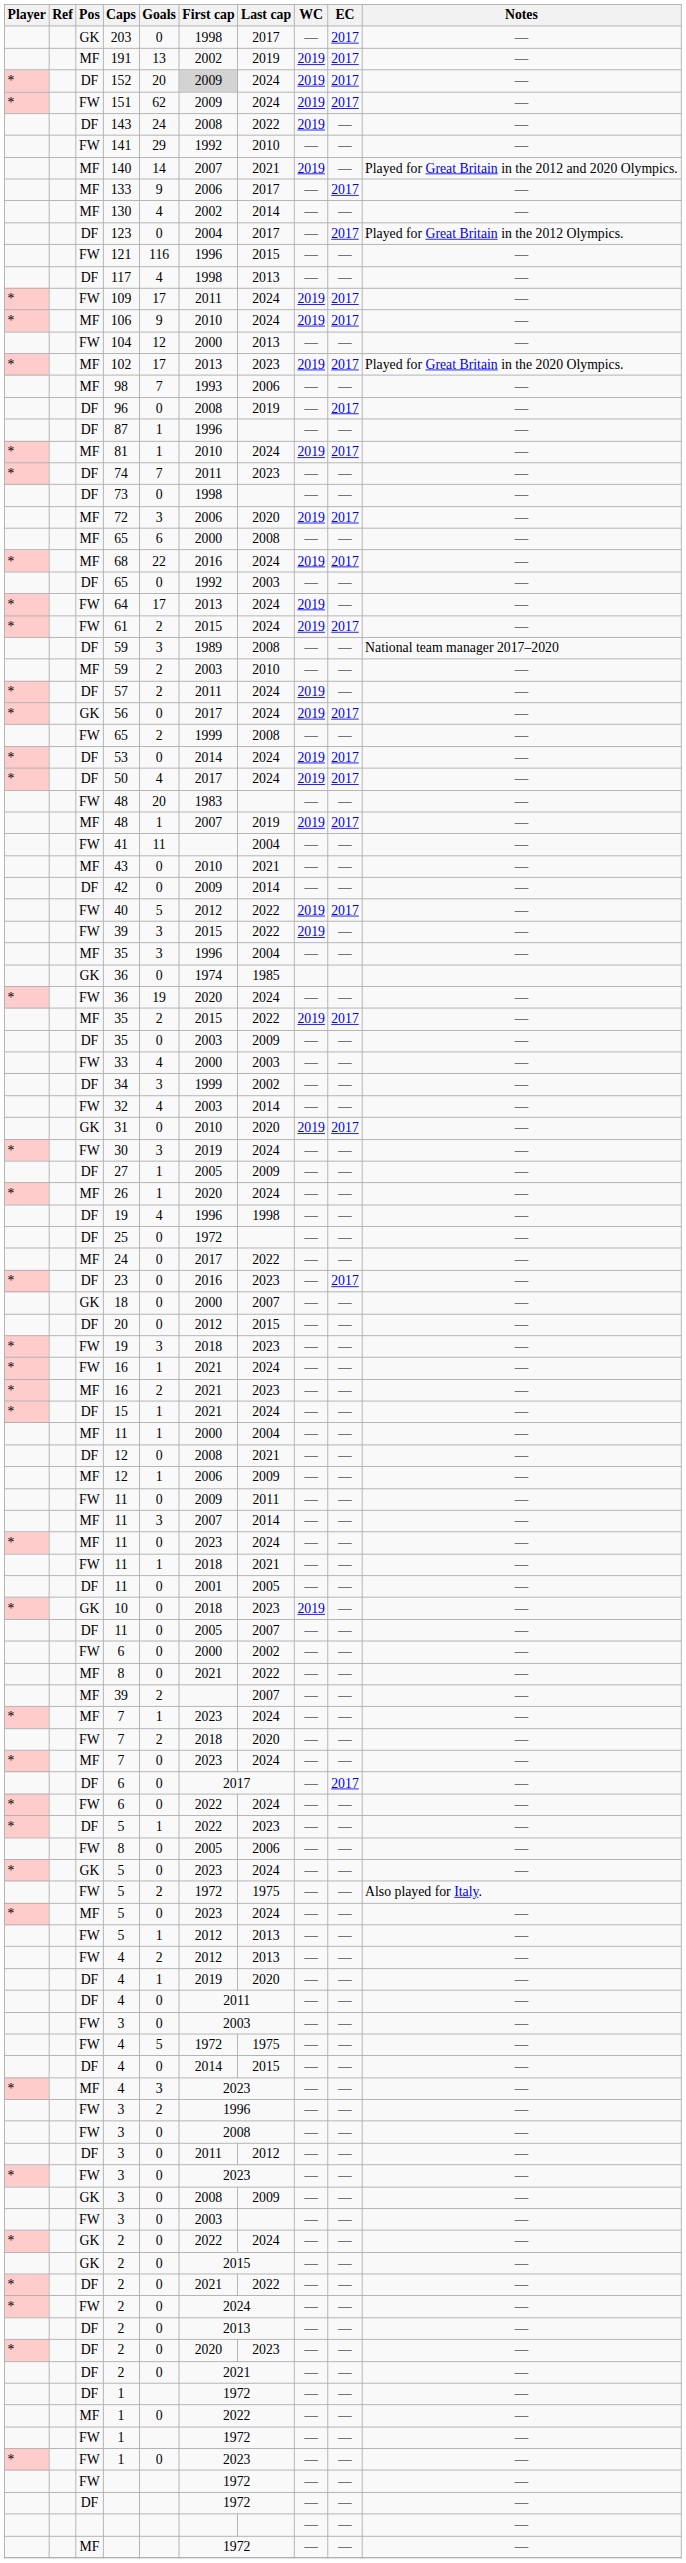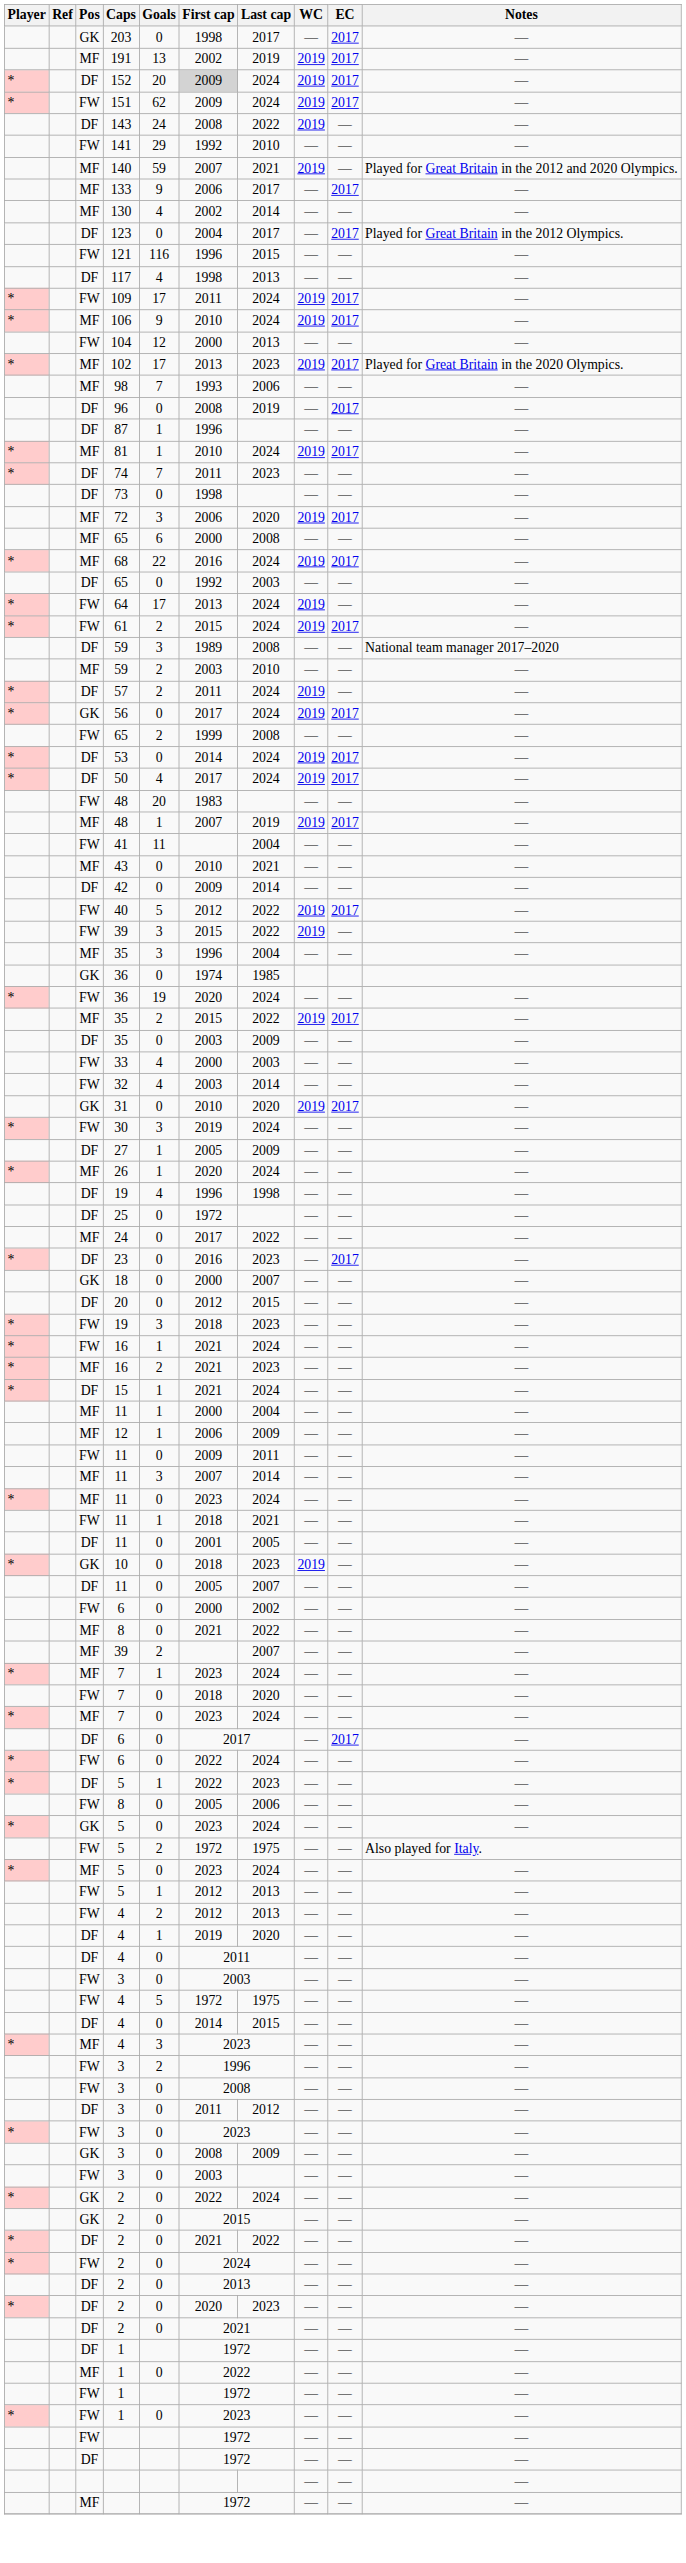(159, 168) 14 -> (159, 168) 59
- row: (89, 1084)
- row: (89, 1455)
(159, 1739) 2 -> (159, 1695) 0
